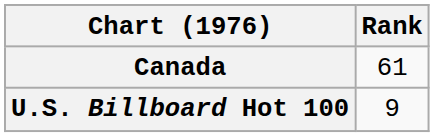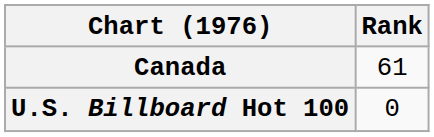(392, 109) 9 -> (392, 109) 0
